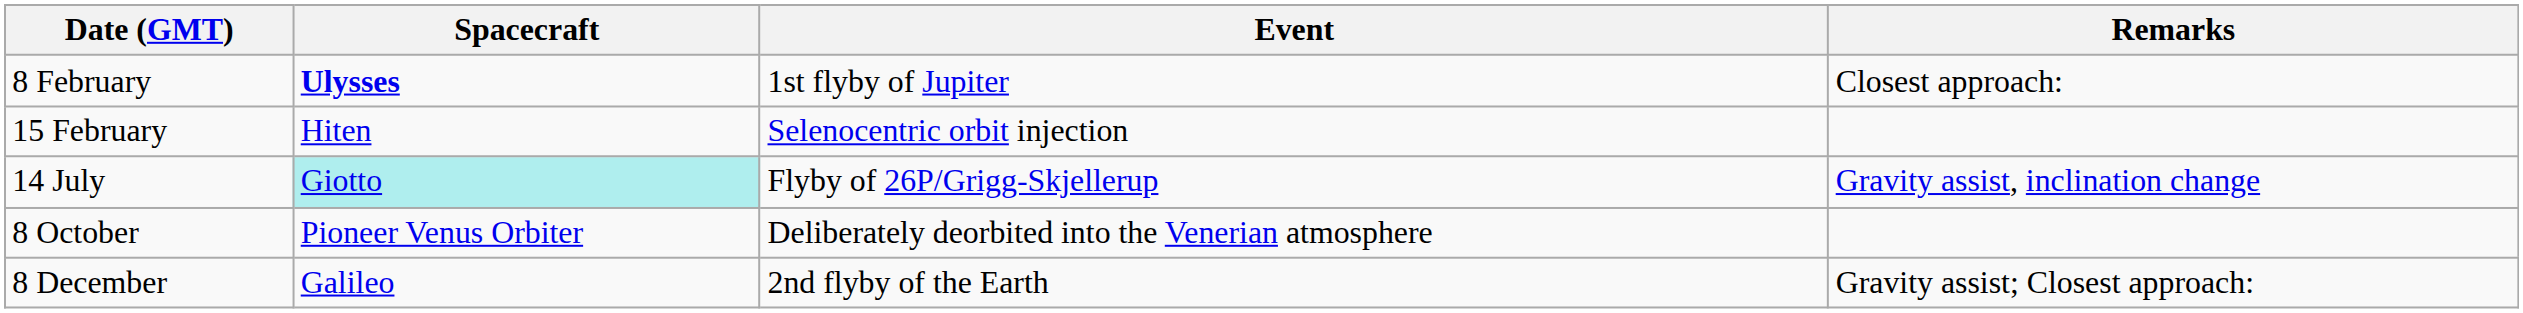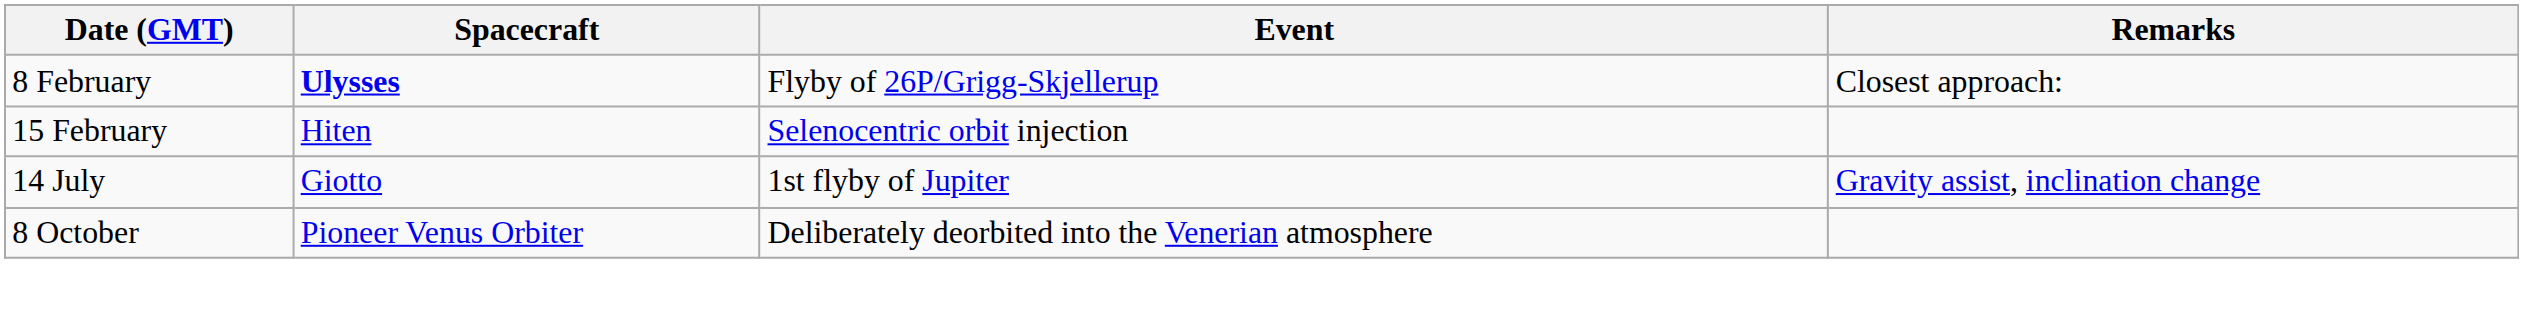(888, 80) 1st flyby of Jupiter -> (963, 80) Flyby of 26P/Grigg-Skjellerup
(341, 181) paleturquoise background -> (341, 181) no background
(963, 181) Flyby of 26P/Grigg-Skjellerup -> (888, 181) 1st flyby of Jupiter
- row: (90, 282)
